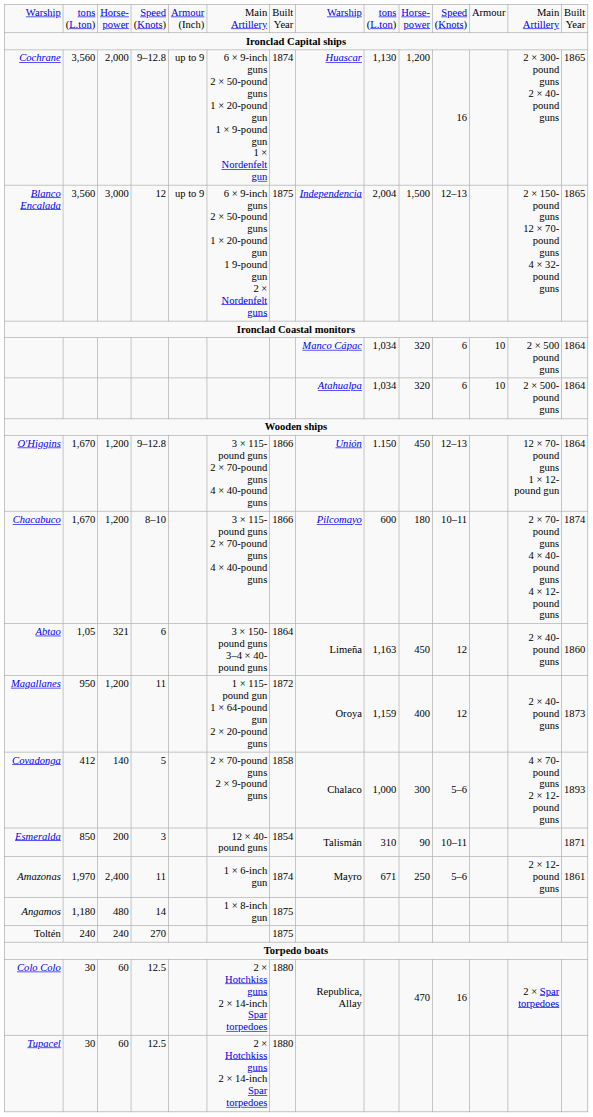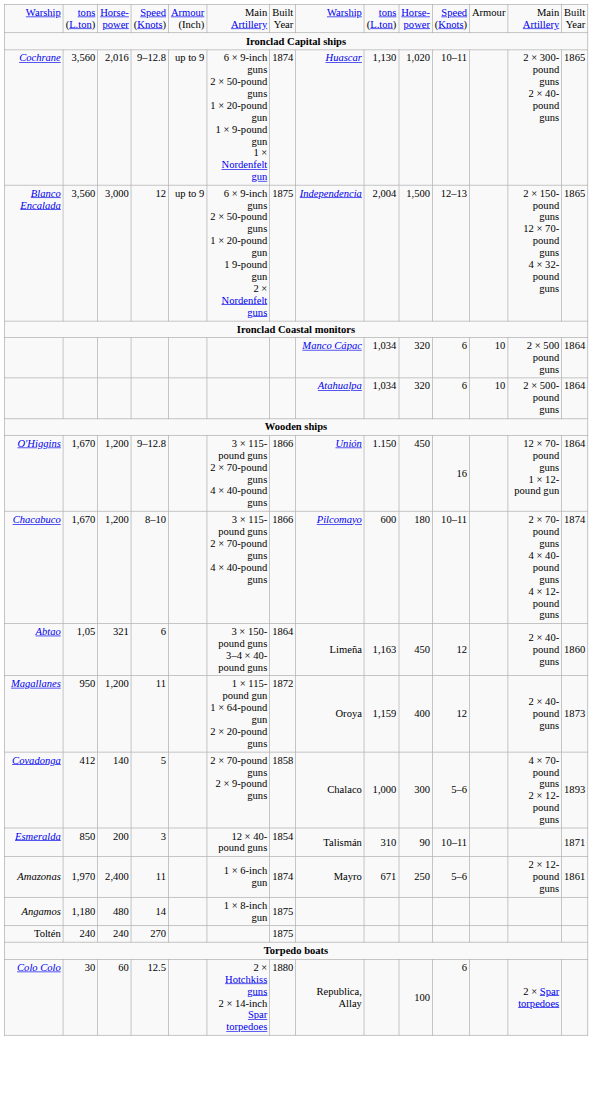(117, 58) 2,000 -> (117, 58) 2,016
(418, 58) 1,200 -> (418, 58) 1,020
(462, 117) 16 -> (454, 58) 10–11
(454, 443) 12–13 -> (462, 473) 16
(422, 997) 470 -> (422, 997) 100
(462, 997) 16 -> (464, 967) 6
- row: (44, 1043)
